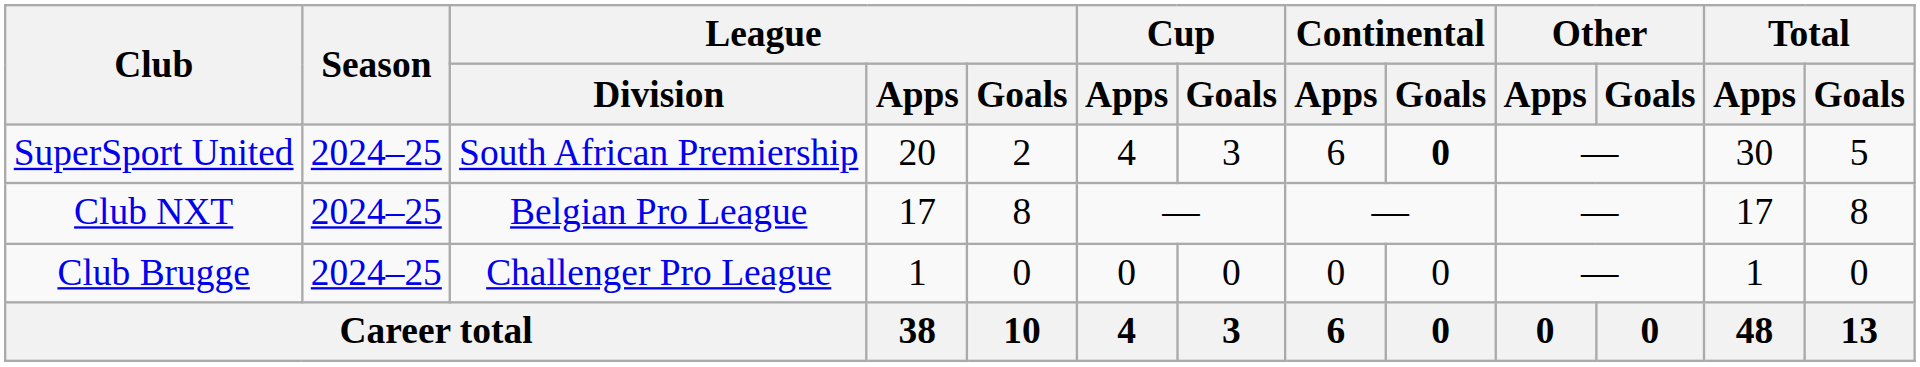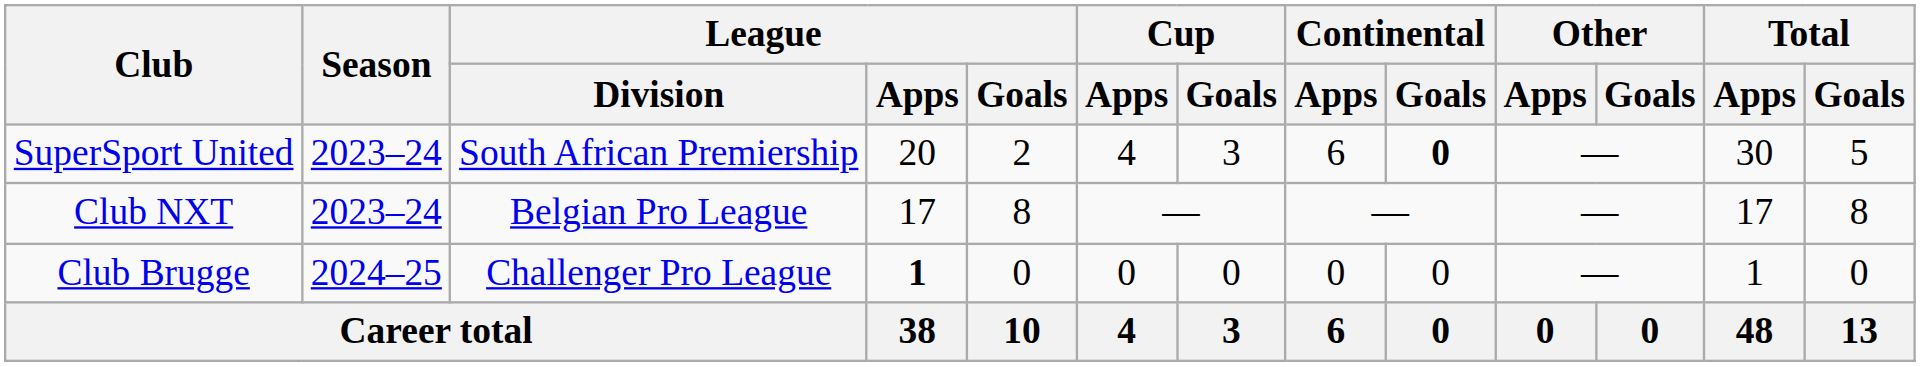(376, 152) 2024–25 -> (376, 152) 2023–24
(376, 212) 2024–25 -> (376, 212) 2023–24
(917, 271) normal -> (917, 271) bold
